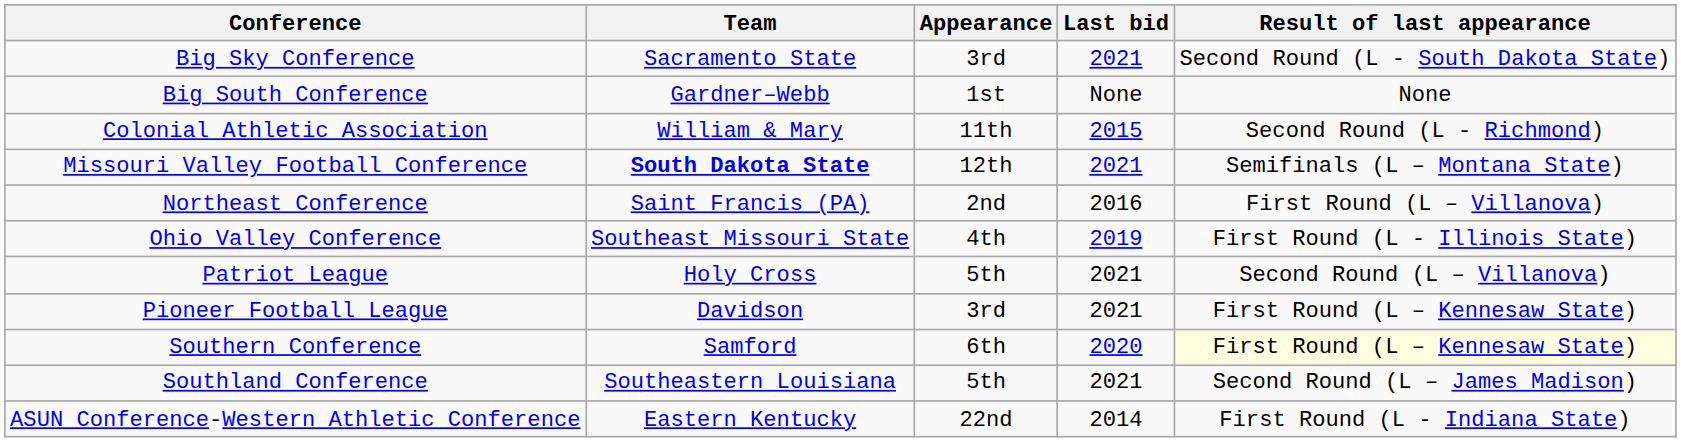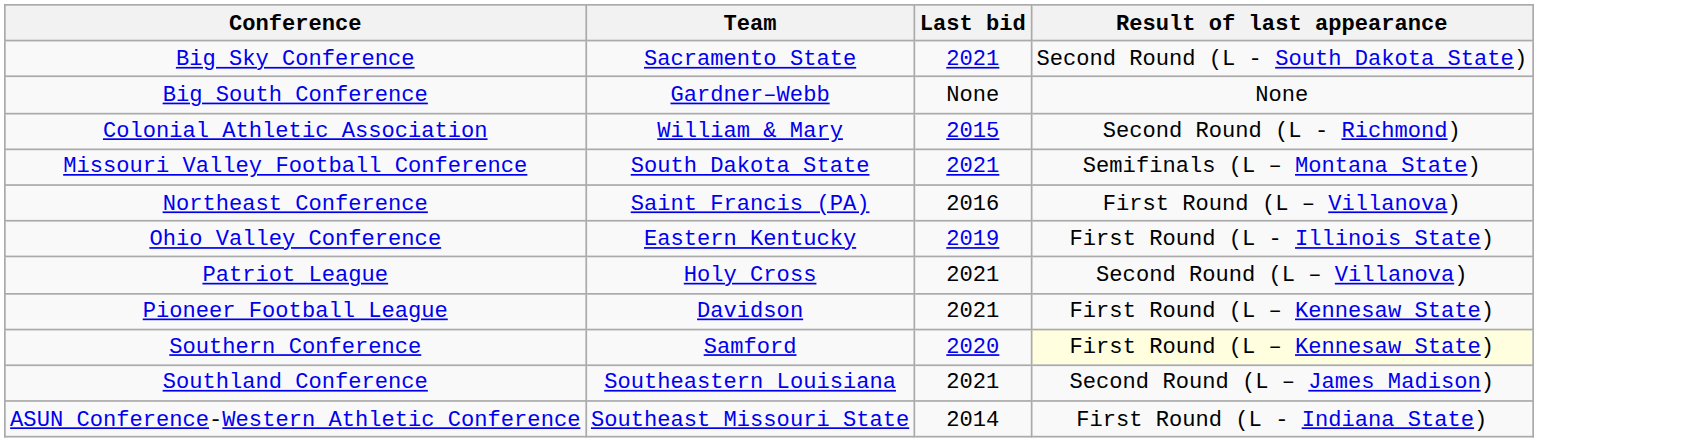- column: (986, 23)
(750, 167) bold -> (750, 167) normal
(750, 239) Southeast Missouri State -> (750, 239) Eastern Kentucky
(750, 419) Eastern Kentucky -> (750, 419) Southeast Missouri State
